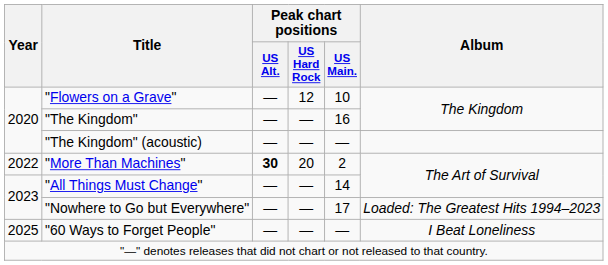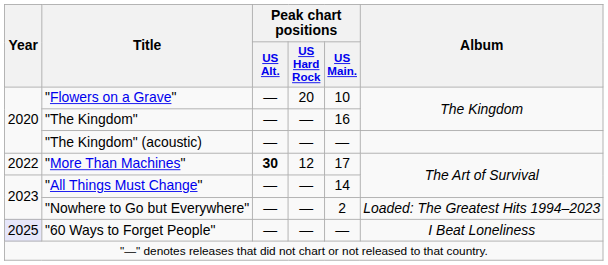(306, 97) 12 -> (306, 97) 20
(306, 164) 20 -> (306, 164) 12
(342, 164) 2 -> (342, 164) 17
(342, 208) 17 -> (342, 208) 2
(23, 230) no background -> (23, 230) lavender background
